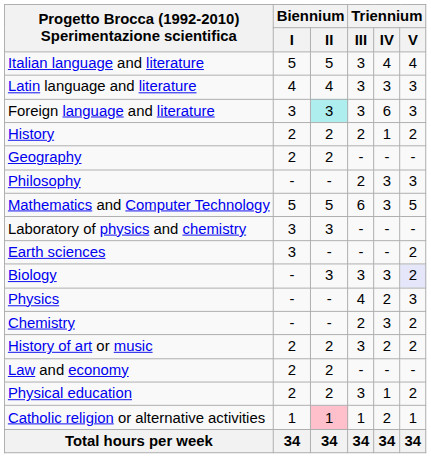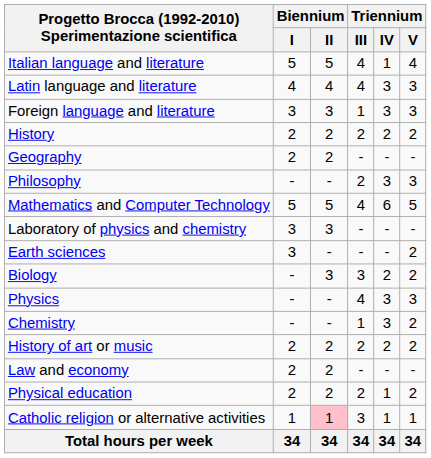(361, 63) 3 -> (361, 63) 4
(387, 63) 4 -> (387, 63) 1
(361, 87) 3 -> (361, 87) 4
(329, 110) paleturquoise background -> (329, 110) no background
(361, 110) 3 -> (361, 110) 1
(387, 110) 6 -> (387, 110) 3
(387, 134) 1 -> (387, 134) 2
(361, 205) 6 -> (361, 205) 4
(387, 205) 3 -> (387, 205) 6
(387, 275) 3 -> (387, 275) 2
(413, 275) lavender background -> (413, 275) no background
(387, 299) 2 -> (387, 299) 3
(361, 323) 2 -> (361, 323) 1
(361, 346) 3 -> (361, 346) 2
(361, 393) 3 -> (361, 393) 2
(361, 417) 1 -> (361, 417) 3
(387, 417) 2 -> (387, 417) 1
